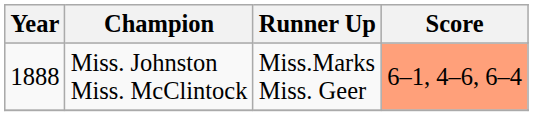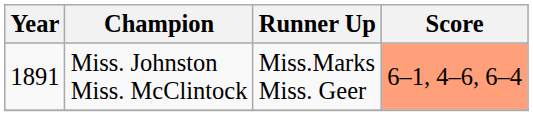(35, 76) 1888 -> (35, 76) 1891
